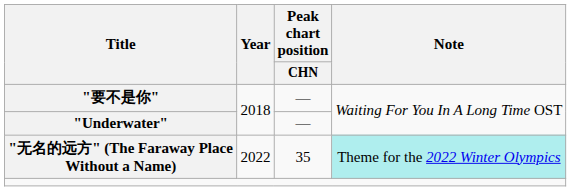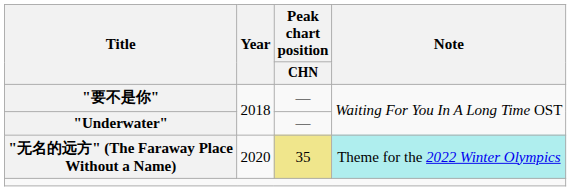(256, 156) 2022 -> (256, 156) 2020
(303, 156) no background -> (303, 156) khaki background
